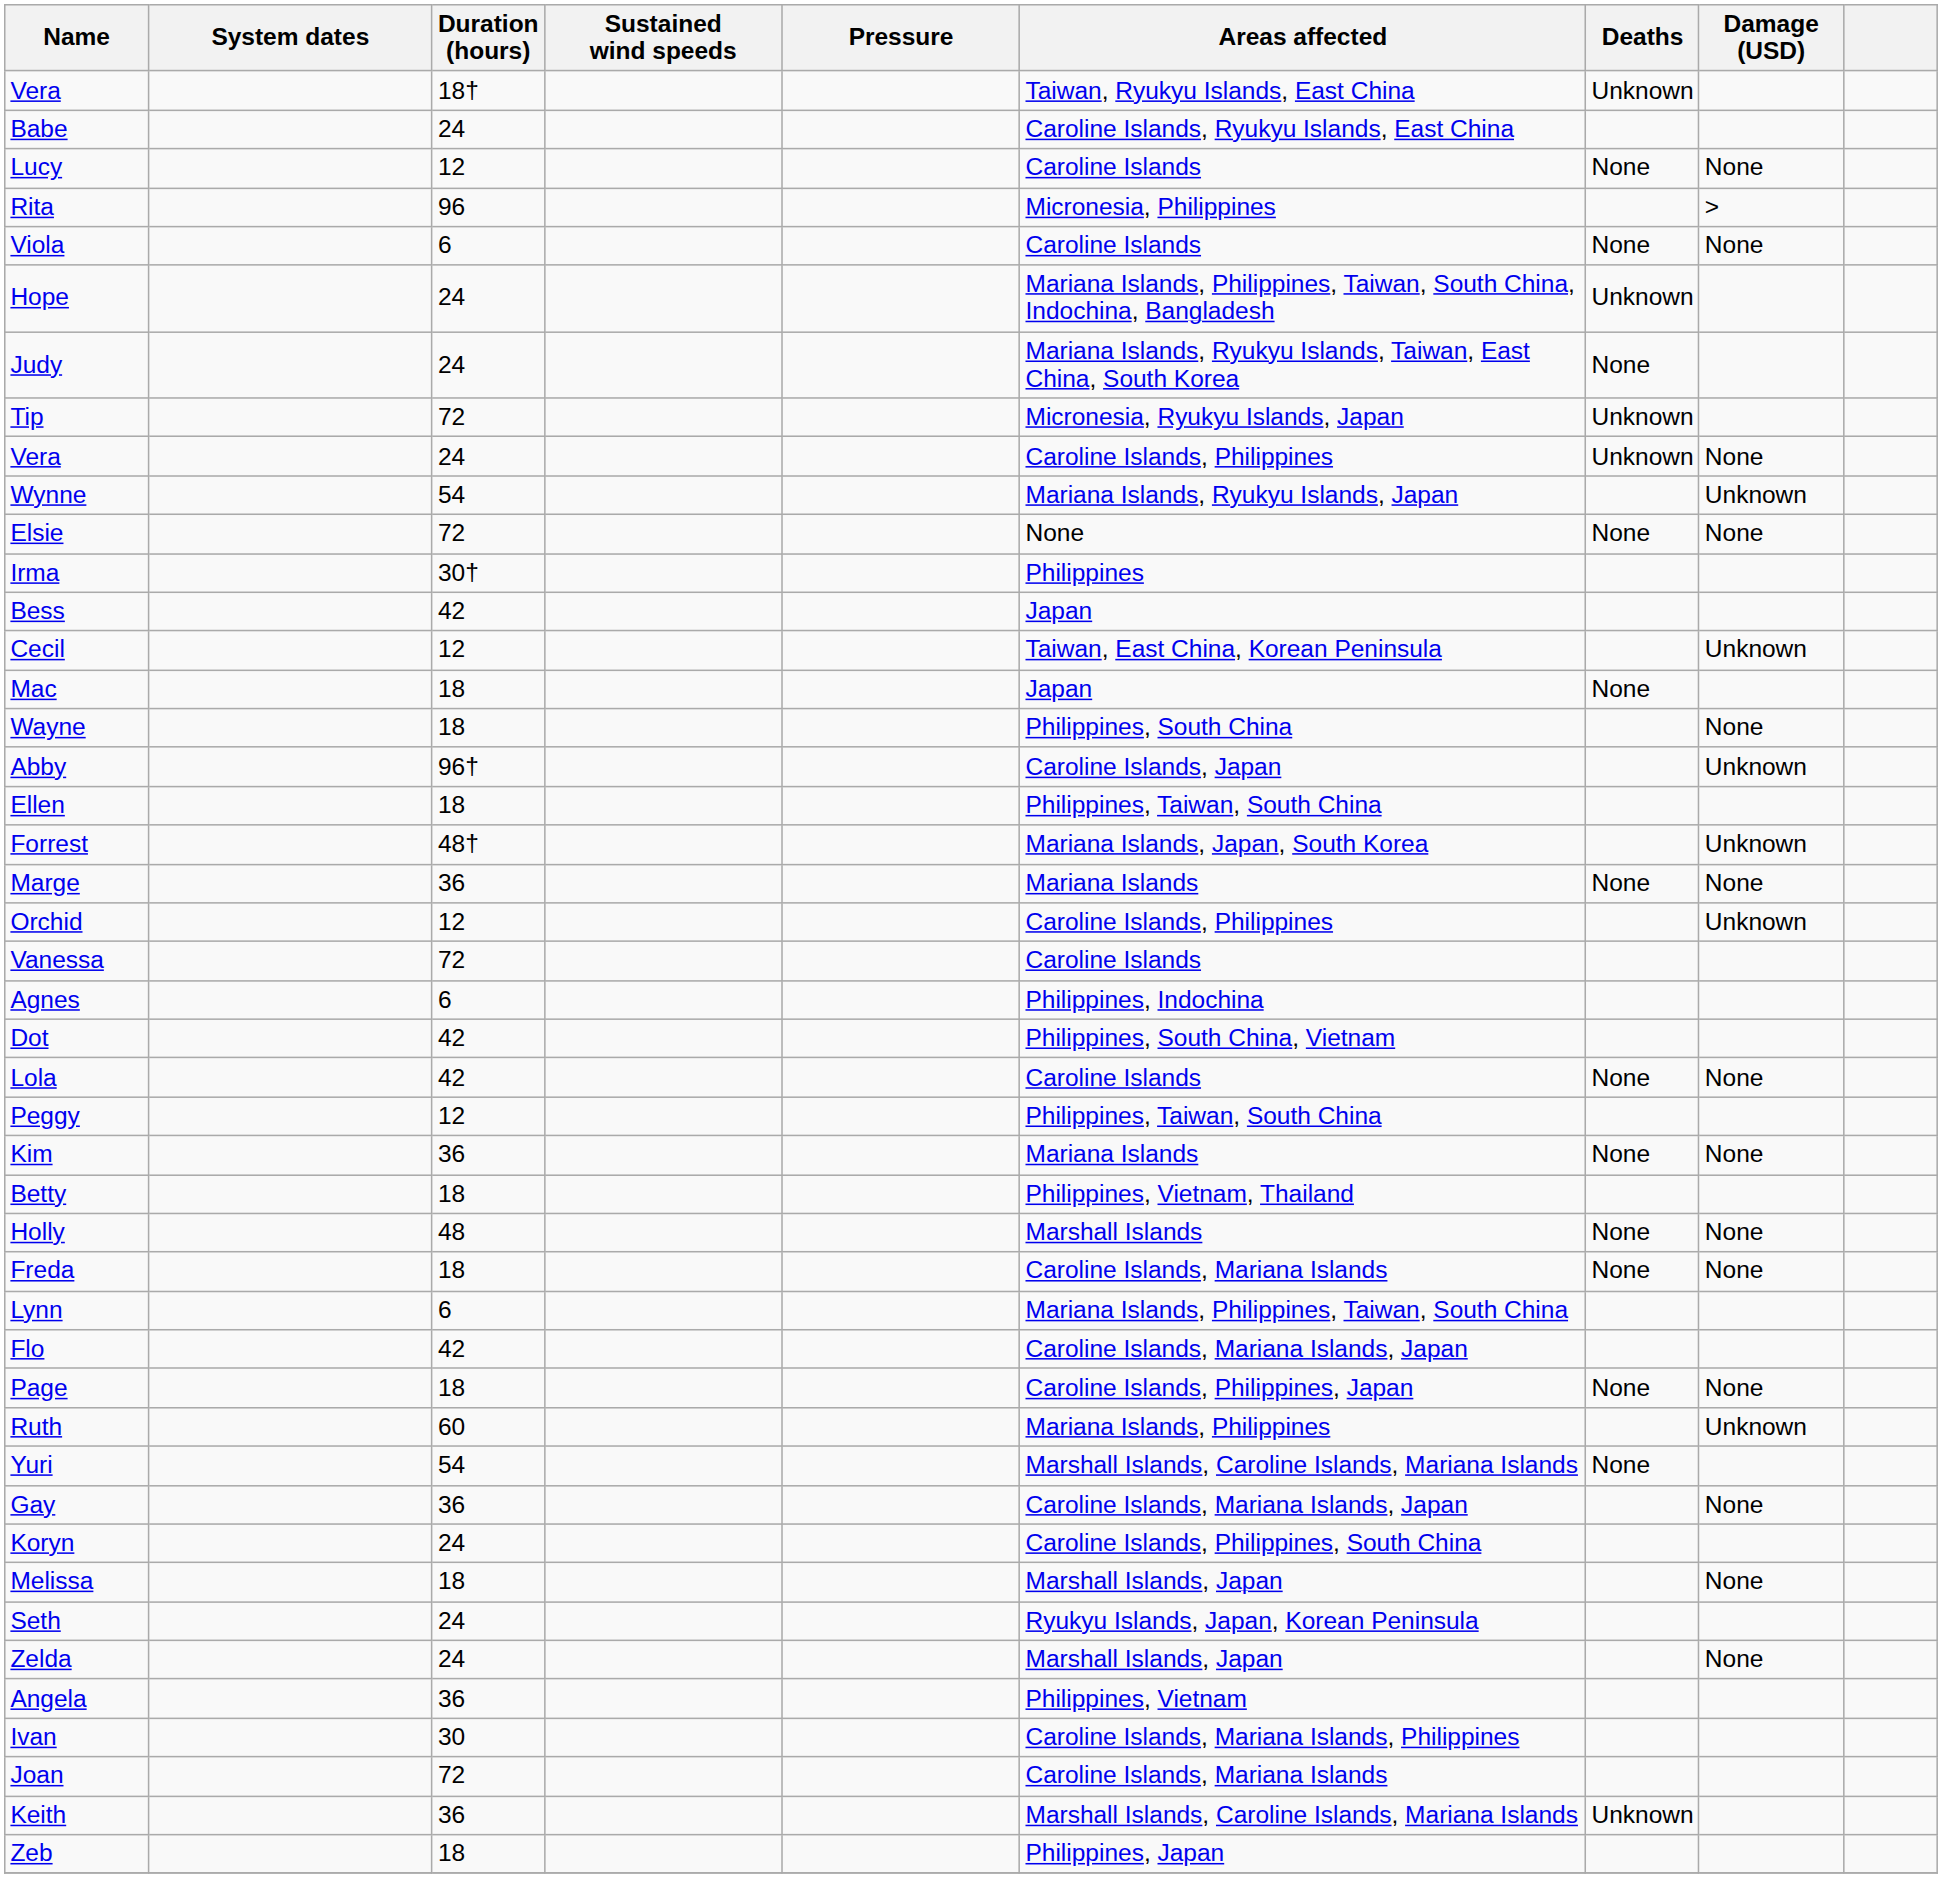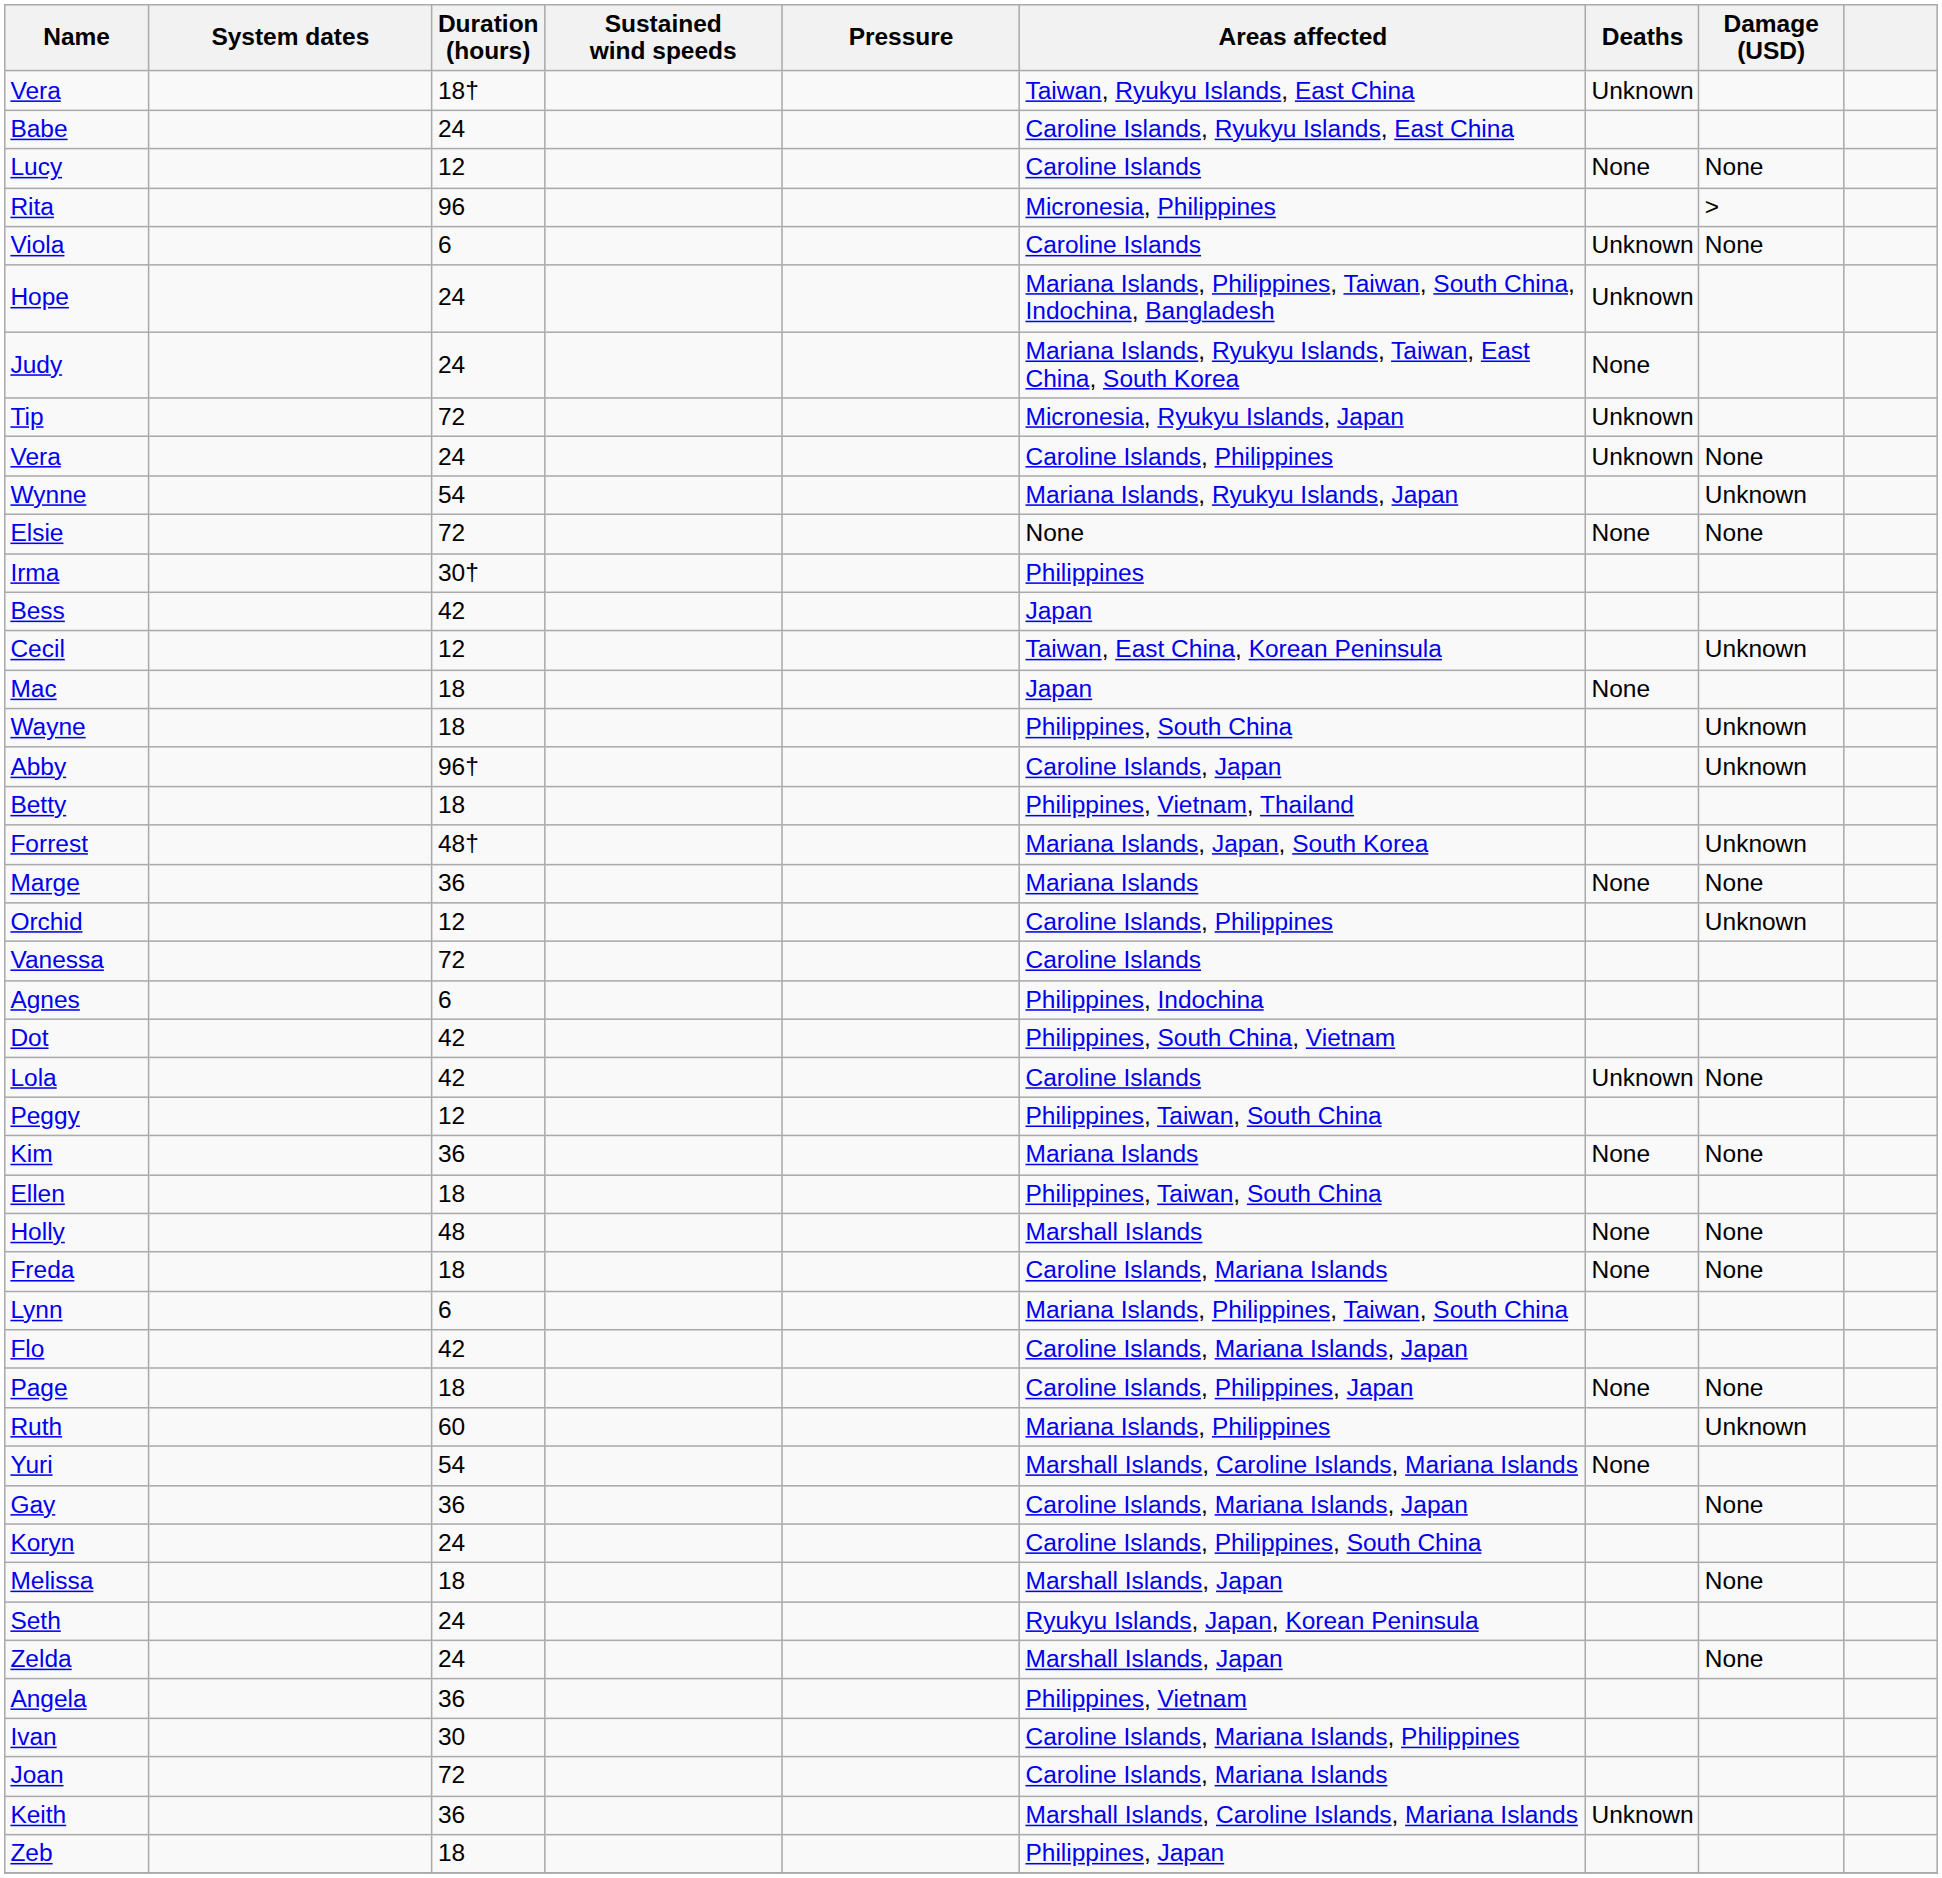(1621, 245) None -> (1643, 245) Unknown
(1734, 727) None -> (1756, 727) Unknown
rows swapped: (38, 805) <-> (38, 1193)
(1621, 1077) None -> (1643, 1077) Unknown
